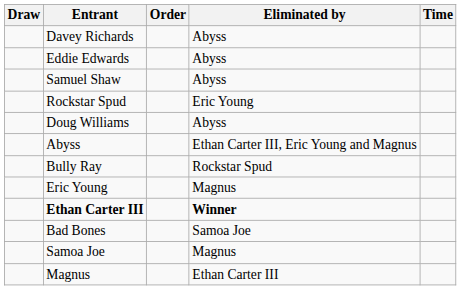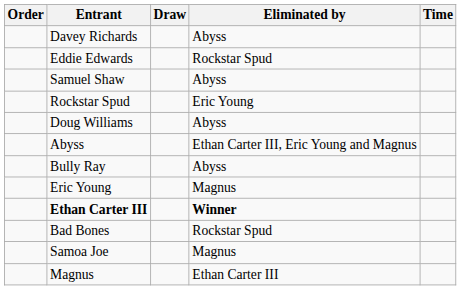columns swapped: (24, 15) <-> (168, 15)
(209, 58) Abyss -> (232, 58) Rockstar Spud
(232, 166) Rockstar Spud -> (209, 166) Abyss
(222, 230) Samoa Joe -> (232, 230) Rockstar Spud
